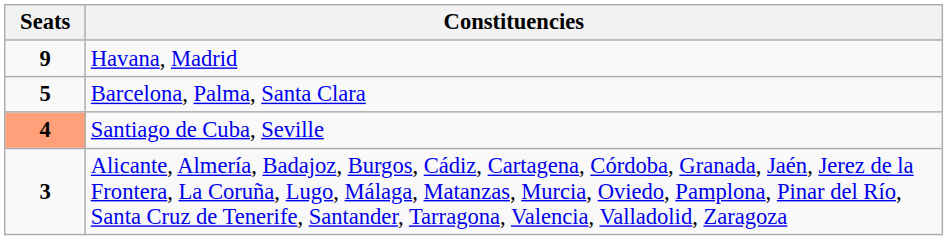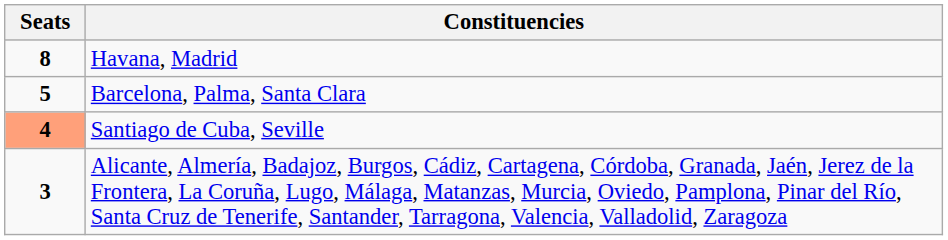(45, 58) 9 -> (45, 58) 8
